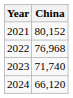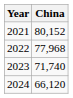(50, 48) 76,968 -> (50, 48) 77,968
